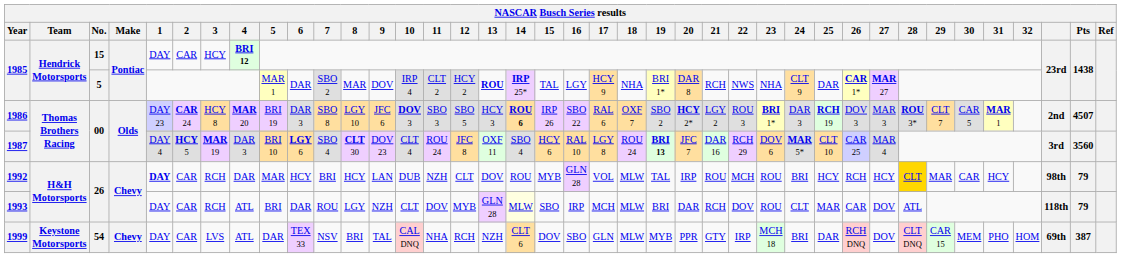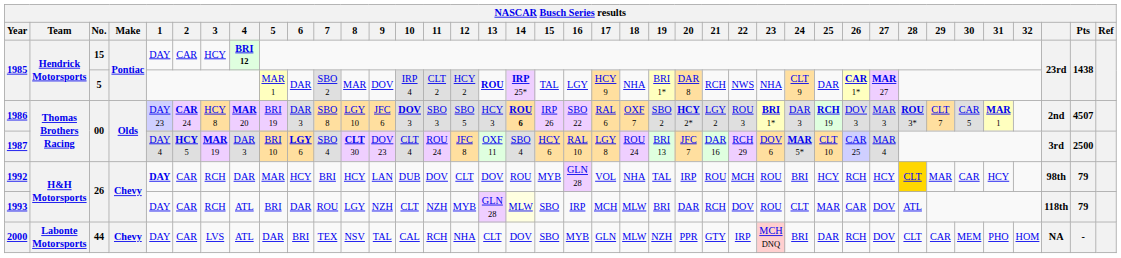(661, 146) bold -> (662, 145) normal
(1083, 146) 3560 -> (1083, 146) 2500
(437, 176) NZH -> (437, 176) DOV
(632, 176) MLW -> (634, 176) NHA
(437, 207) DOV -> (437, 207) NZH
- row: (17, 237)
+ row: (17, 237)
